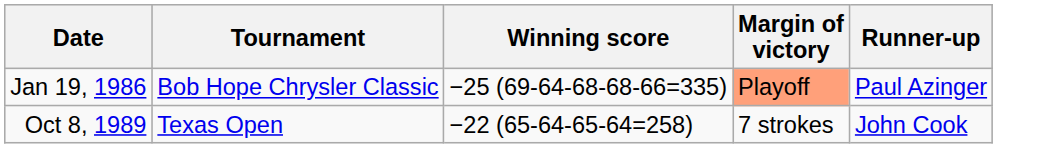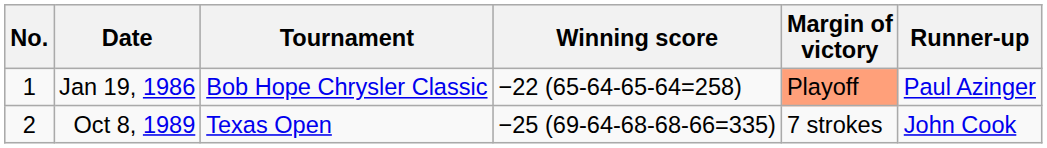+ column: (29, 37)
(588, 87) −25 (69-64-68-68-66=335) -> (620, 87) −22 (65-64-65-64=258)
(571, 125) −22 (65-64-65-64=258) -> (637, 125) −25 (69-64-68-68-66=335)
